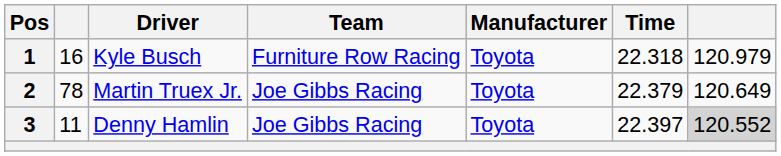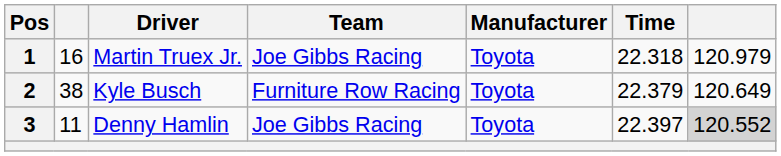(147, 56) Kyle Busch -> (168, 56) Martin Truex Jr.
(356, 56) Furniture Row Racing -> (337, 56) Joe Gibbs Racing
(71, 90) 78 -> (71, 90) 38
(168, 90) Martin Truex Jr. -> (147, 90) Kyle Busch
(337, 90) Joe Gibbs Racing -> (356, 90) Furniture Row Racing
